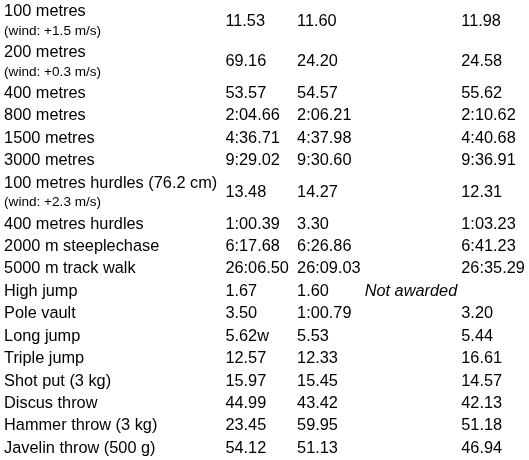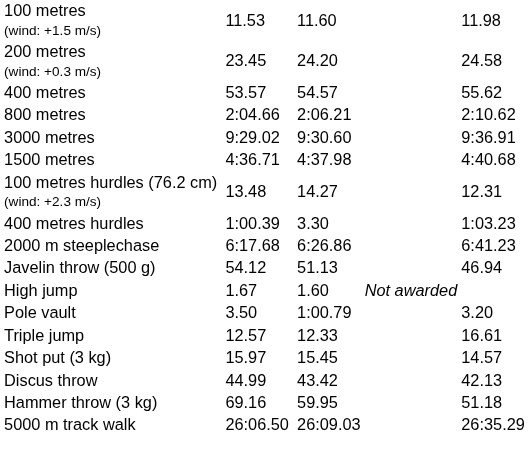(246, 61) 69.16 -> (246, 61) 23.45
rows swapped: (49, 137) <-> (49, 160)
rows swapped: (70, 268) <-> (80, 447)
- row: (42, 335)
(246, 425) 23.45 -> (246, 402) 69.16
